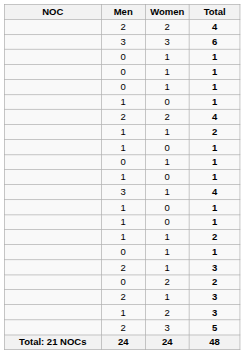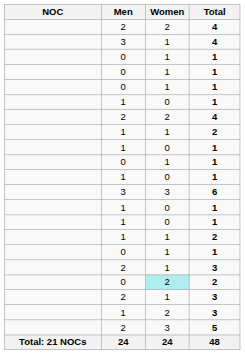rows swapped: (123, 42) <-> (123, 192)
(167, 282) no background -> (167, 282) paleturquoise background
